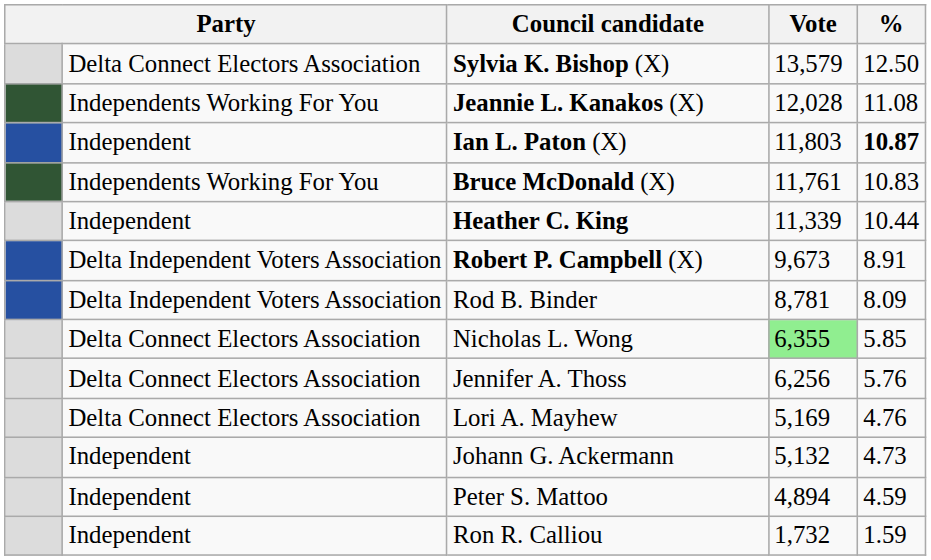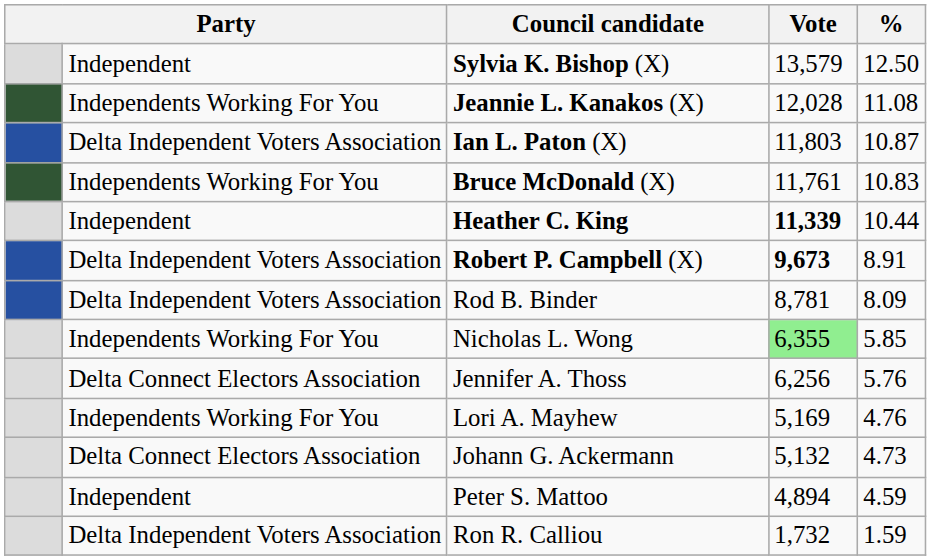(244, 63) Delta Connect Electors Association -> (130, 63) Independent
(130, 142) Independent -> (255, 142) Delta Independent Voters Association
(891, 142) bold -> (891, 142) normal
(808, 220) normal -> (808, 220) bold
(802, 260) normal -> (802, 260) bold
(244, 338) Delta Connect Electors Association -> (224, 338) Independents Working For You
(244, 417) Delta Connect Electors Association -> (224, 417) Independents Working For You
(130, 456) Independent -> (244, 456) Delta Connect Electors Association
(130, 535) Independent -> (255, 535) Delta Independent Voters Association
